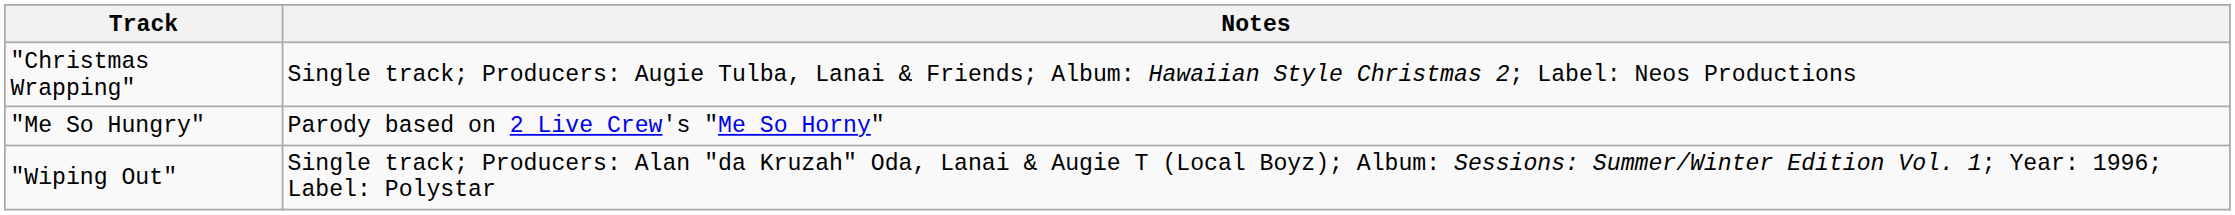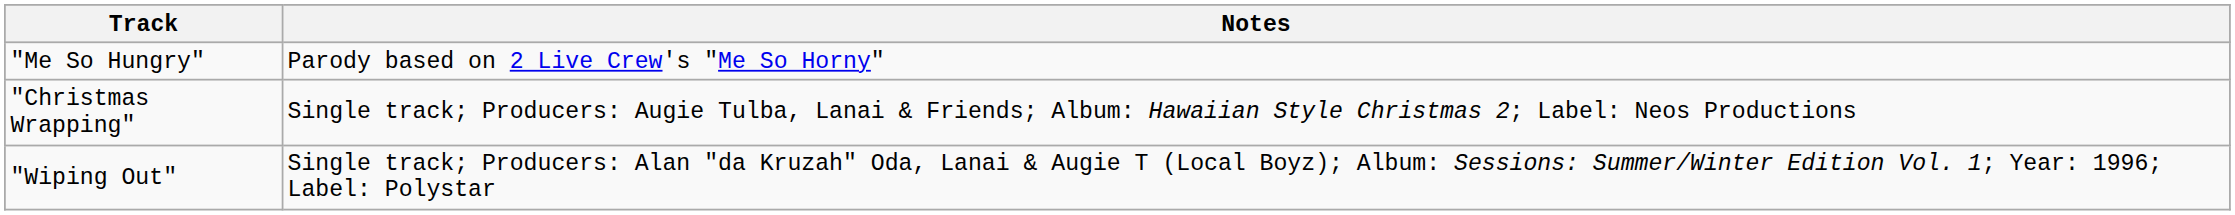rows swapped: (108, 126) <-> (80, 75)
